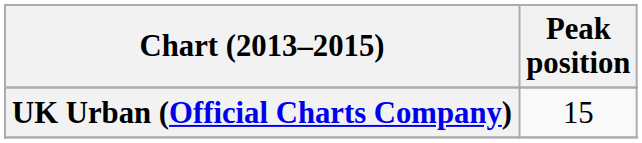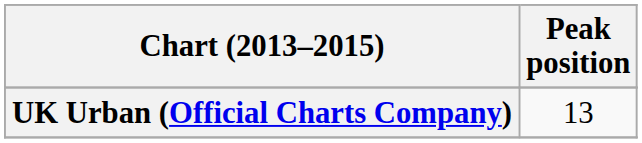(578, 112) 15 -> (578, 112) 13
